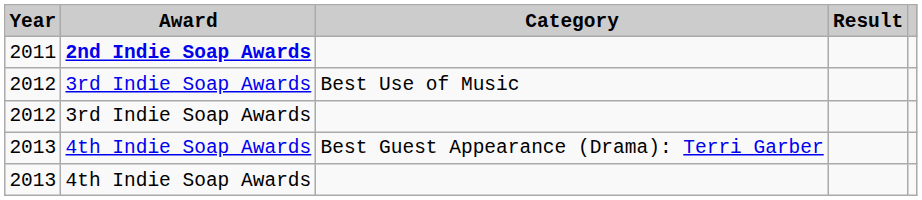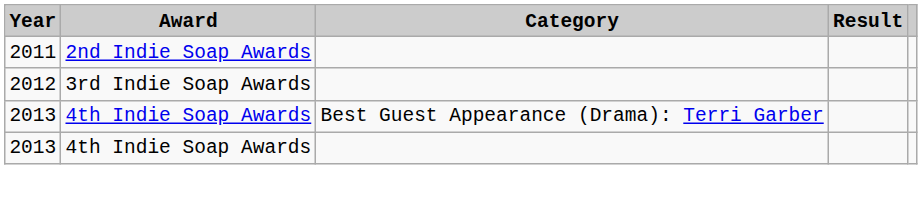(188, 52) bold -> (188, 52) normal
- row: (33, 84)
